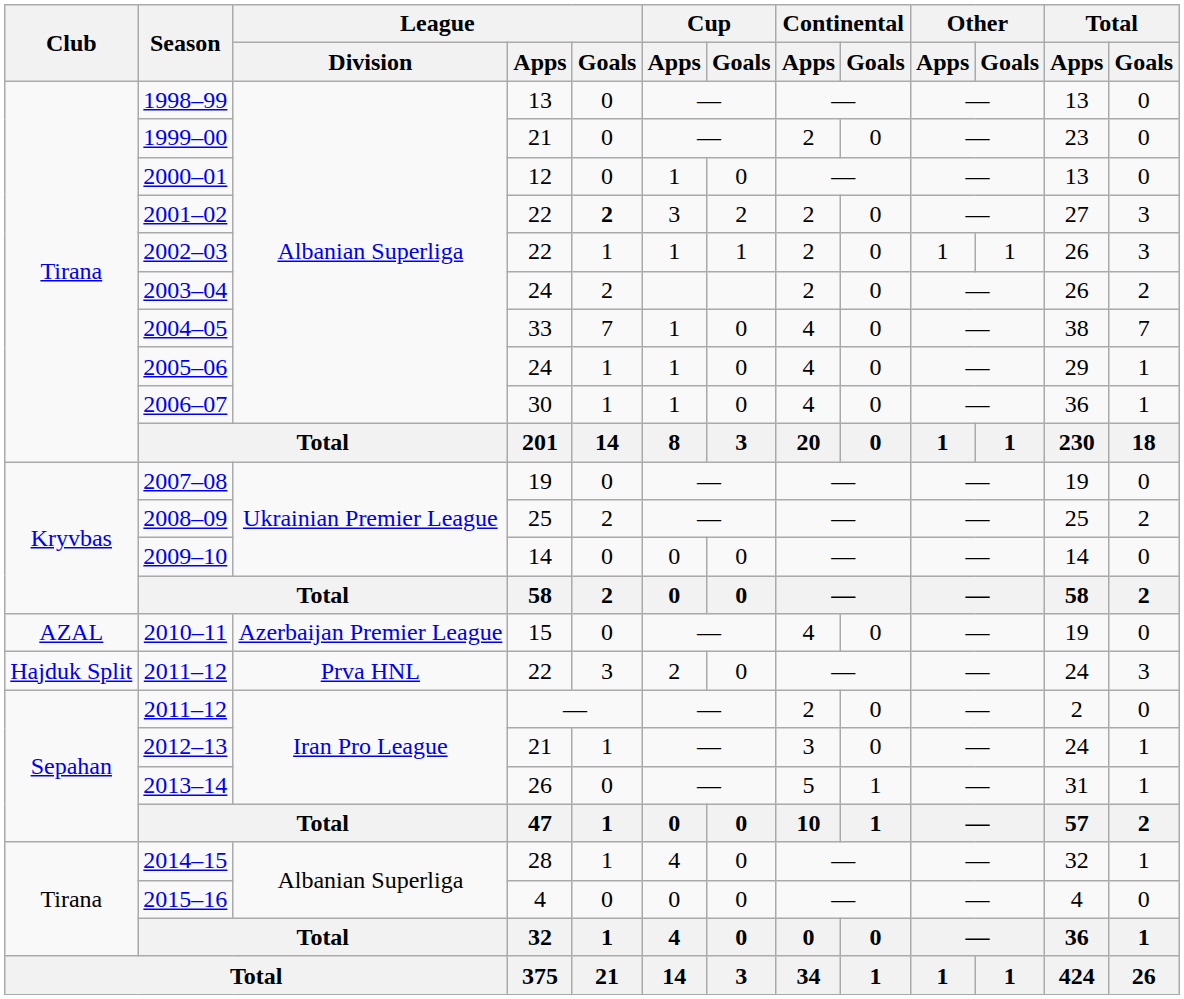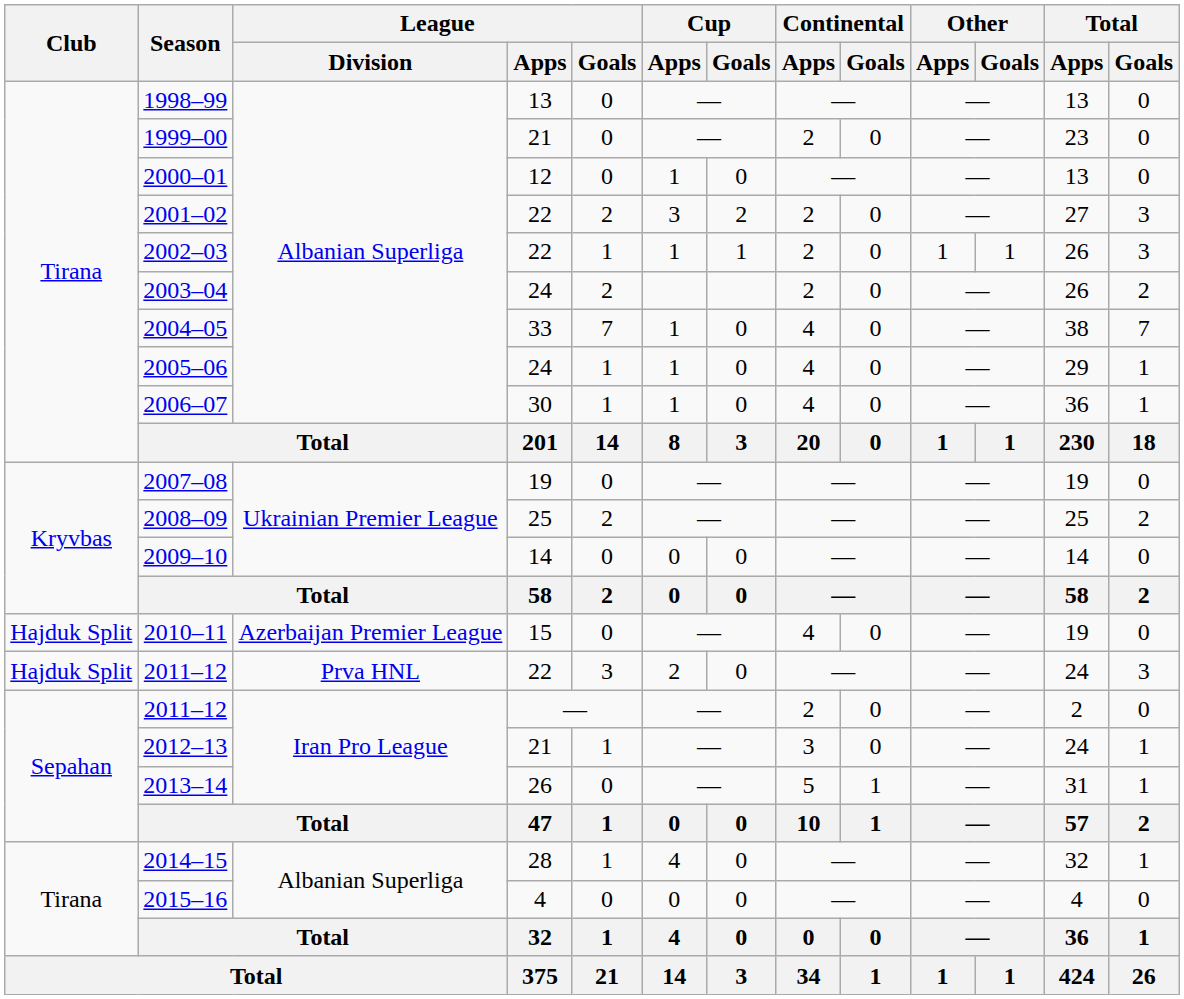(607, 213) bold -> (607, 213) normal
(71, 632) AZAL -> (71, 632) Hajduk Split
